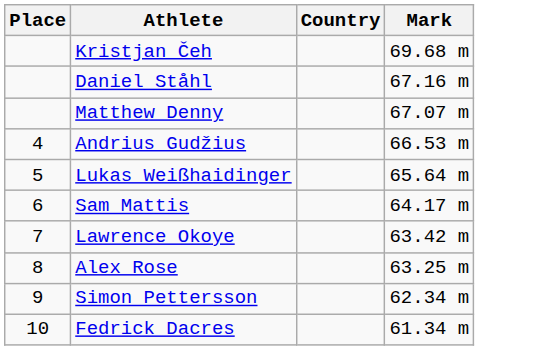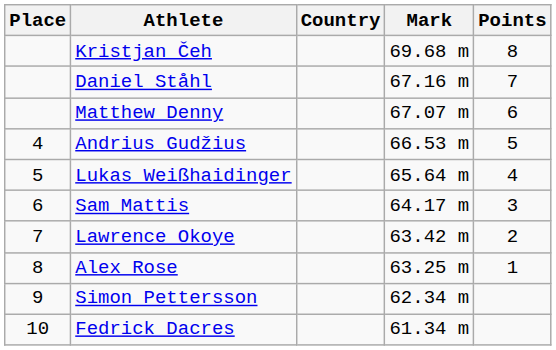+ column: (512, 20)
